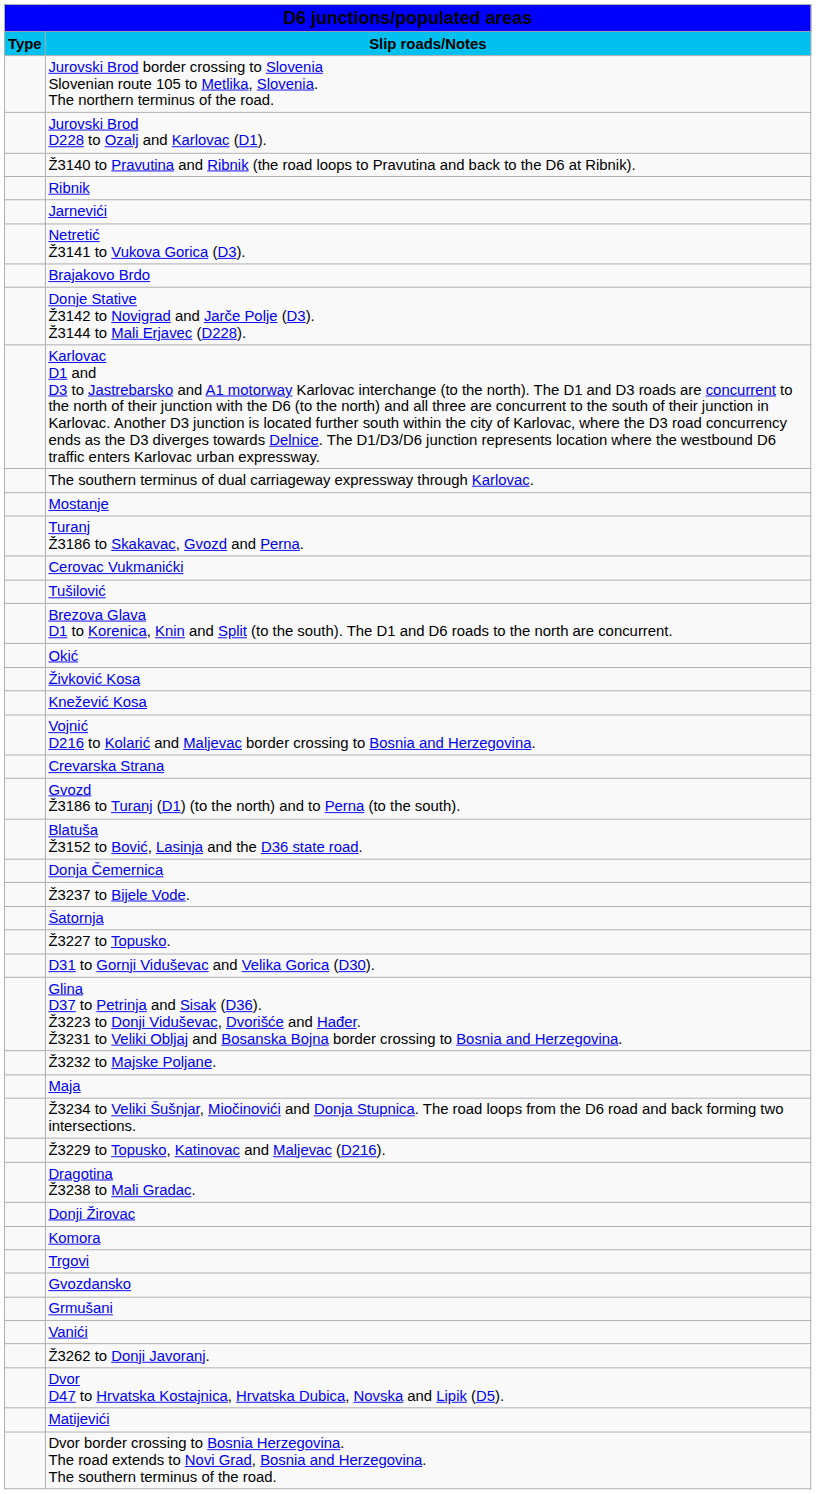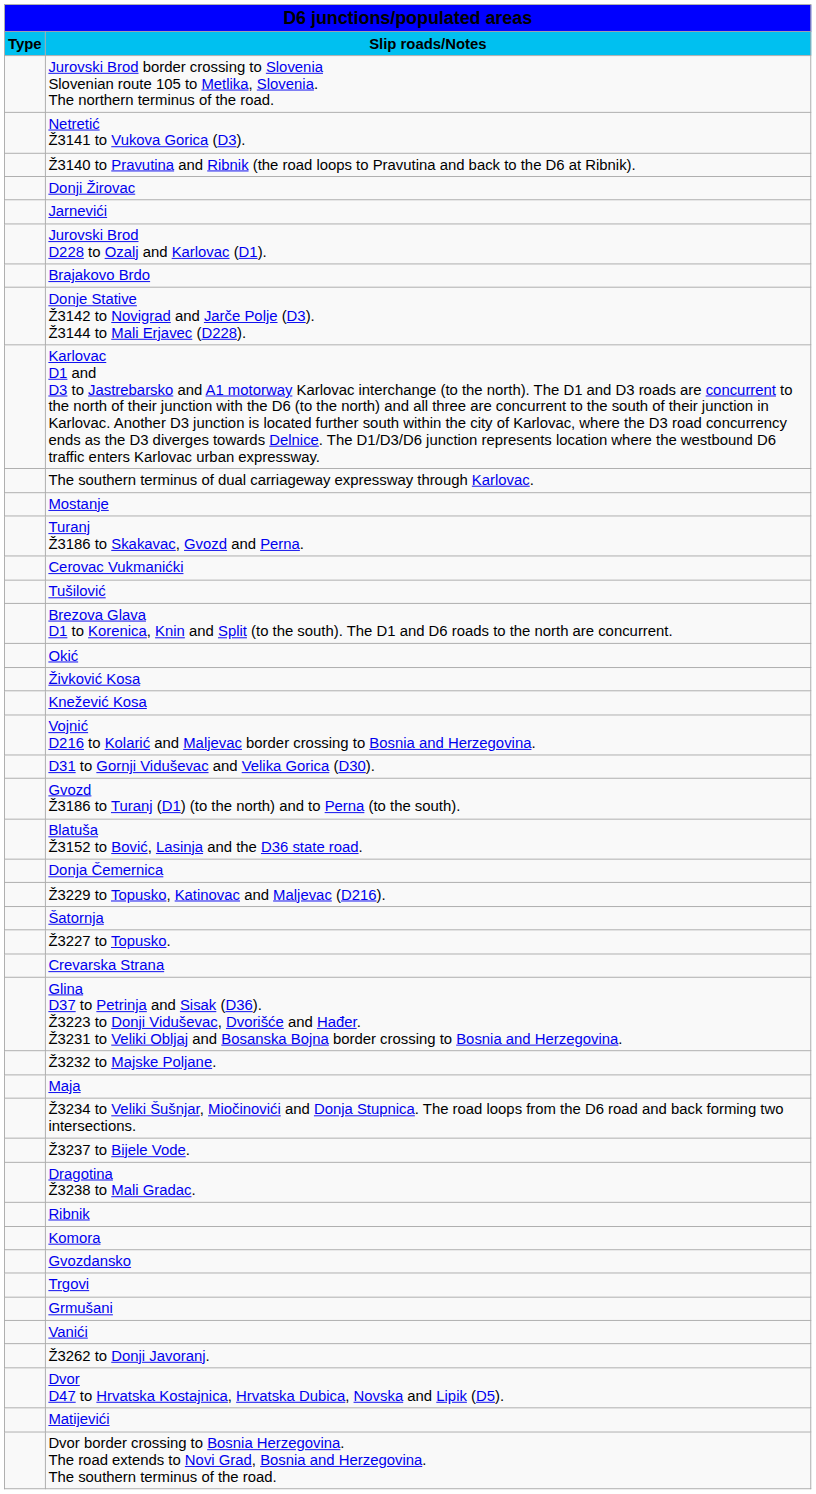rows swapped: (158, 132) <-> (147, 243)
rows swapped: (69, 188) <-> (92, 1214)
rows swapped: (106, 766) <-> (212, 965)
rows swapped: (217, 1150) <-> (119, 894)
rows swapped: (90, 1285) <-> (69, 1261)
